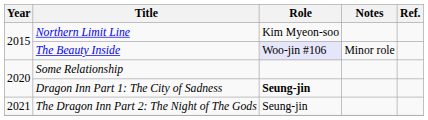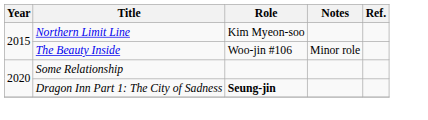(294, 50) lavender background -> (260, 50) no background
- row: (146, 106)
